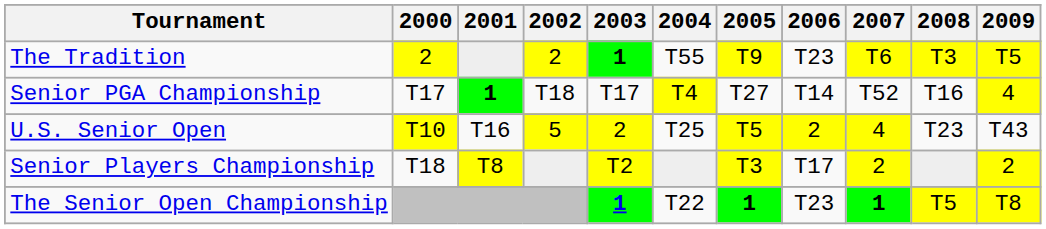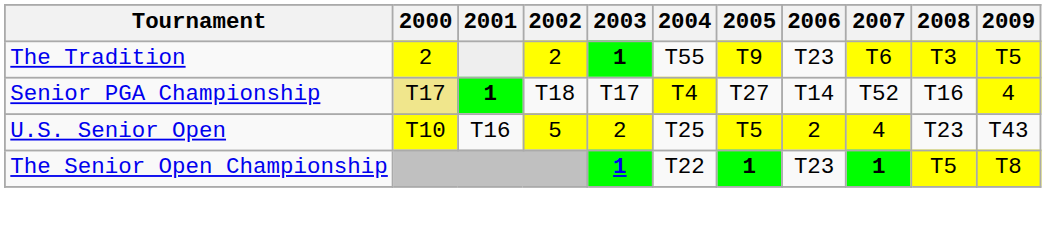(426, 96) no background -> (426, 96) khaki background
- row: (192, 169)
